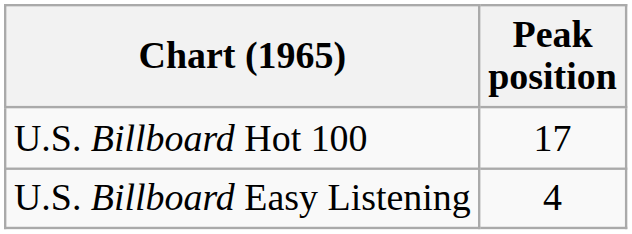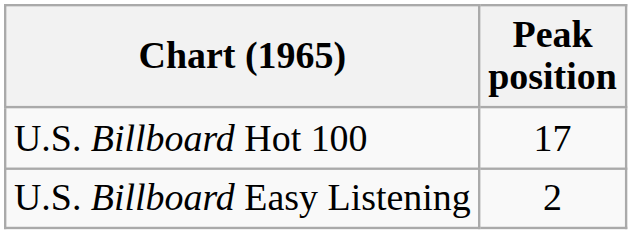(553, 197) 4 -> (553, 197) 2
